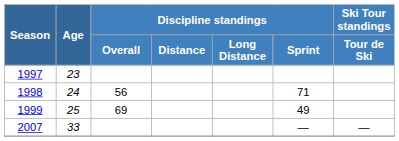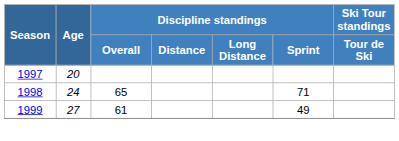(73, 74) 23 -> (73, 74) 20
(121, 92) 56 -> (121, 92) 65
(73, 110) 25 -> (73, 110) 27
(121, 110) 69 -> (121, 110) 61
- row: (30, 128)
